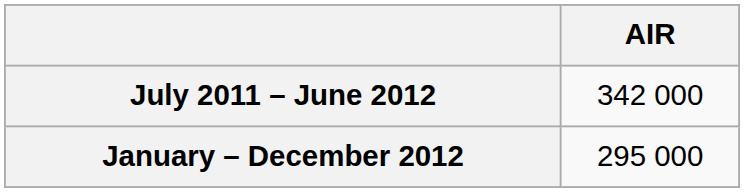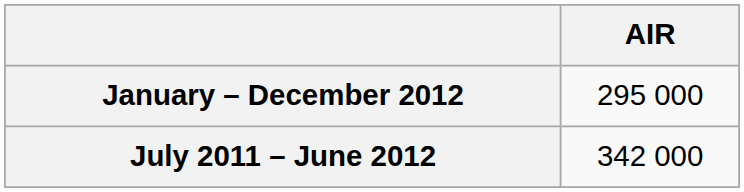rows swapped: (283, 156) <-> (283, 95)
